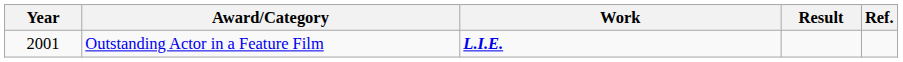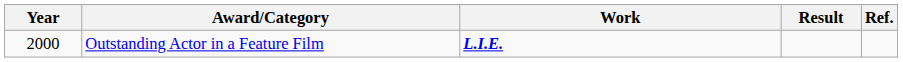(43, 43) 2001 -> (43, 43) 2000
